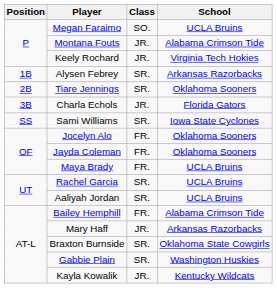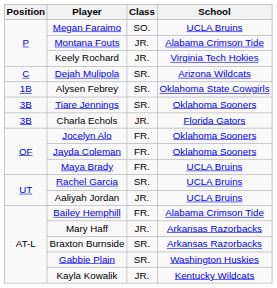+ row: (87, 74)
(215, 74) Arkansas Razorbacks -> (215, 89) Oklahoma State Cowgirls
(26, 89) 2B -> (26, 105) 3B
- row: (87, 120)
(142, 197) SR. -> (142, 197) JR.
(215, 244) Oklahoma State Cowgirls -> (215, 244) Arkansas Razorbacks
